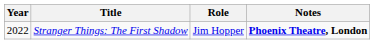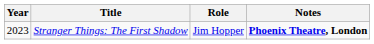(18, 30) 2022 -> (18, 30) 2023
